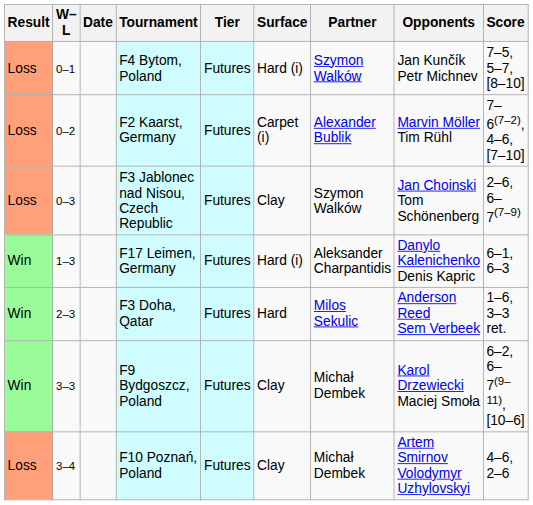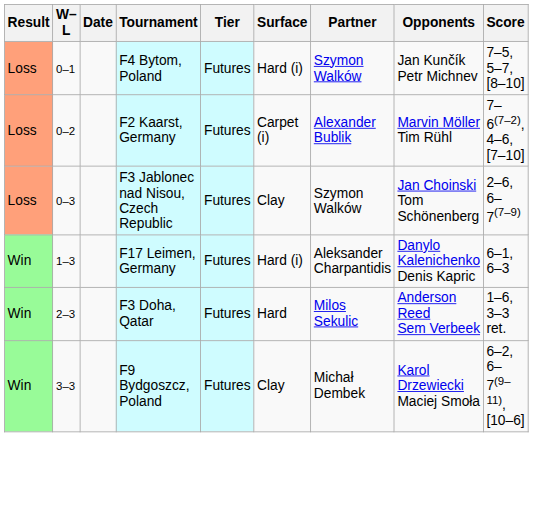- row: (158, 465)
